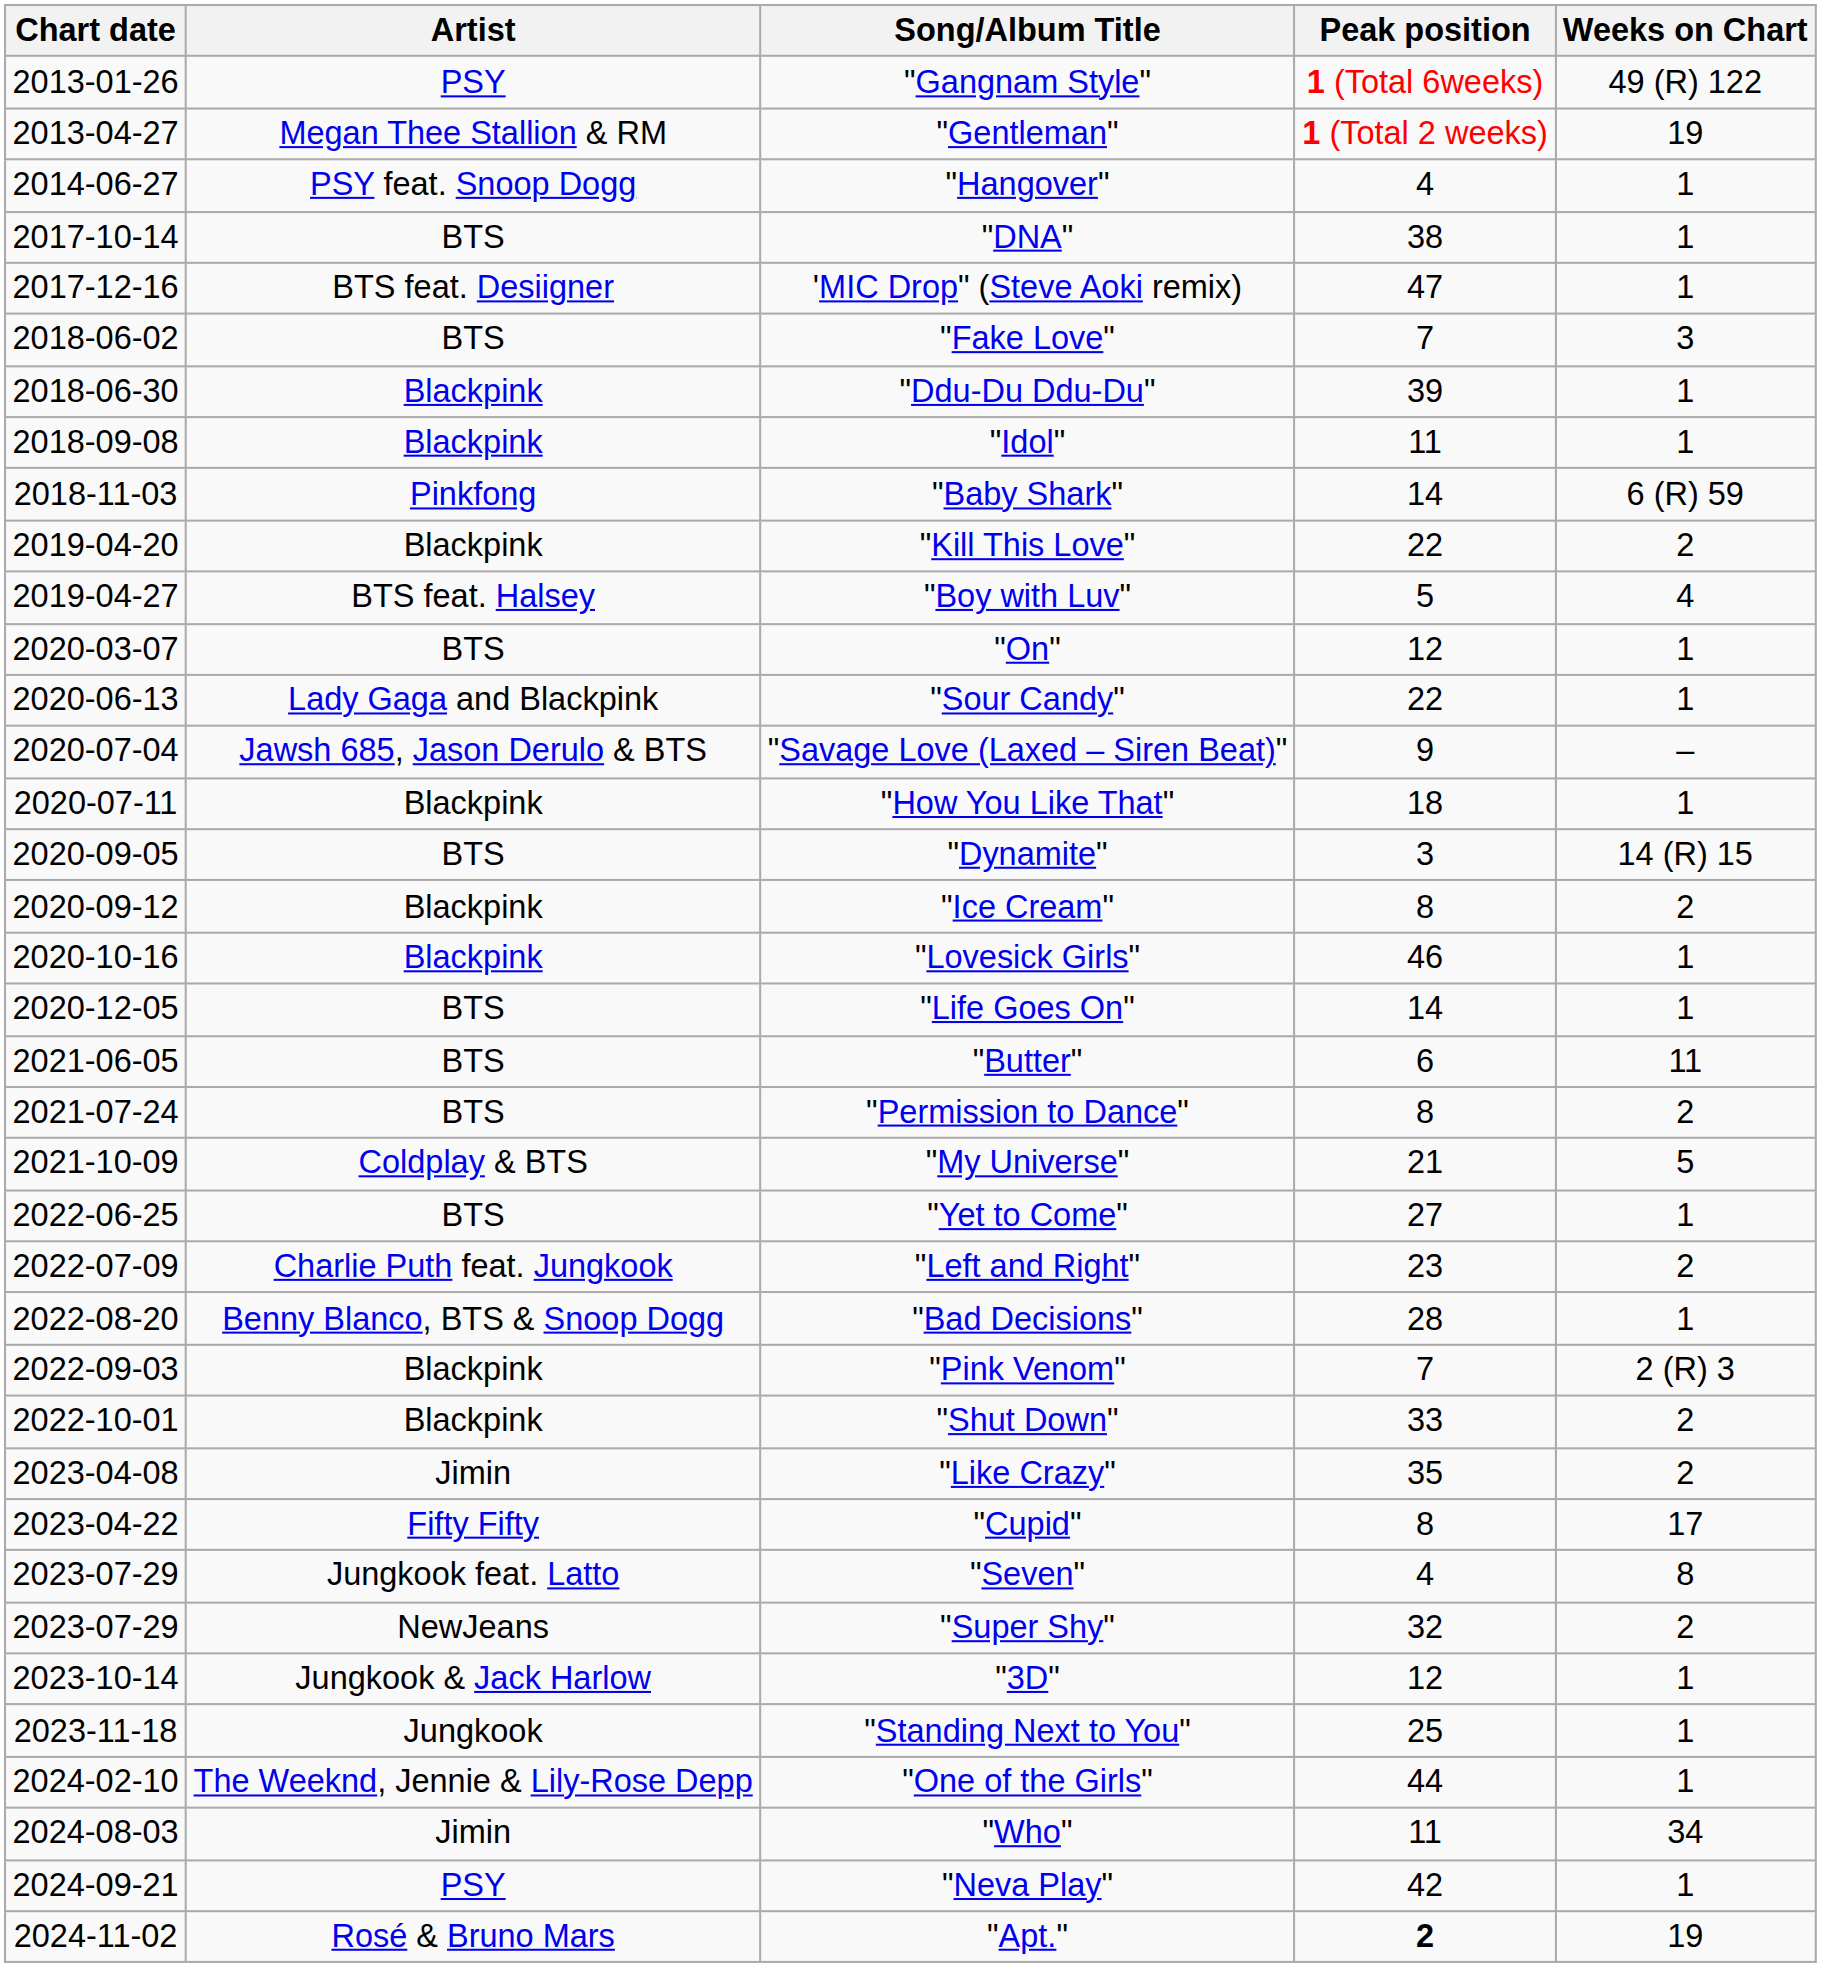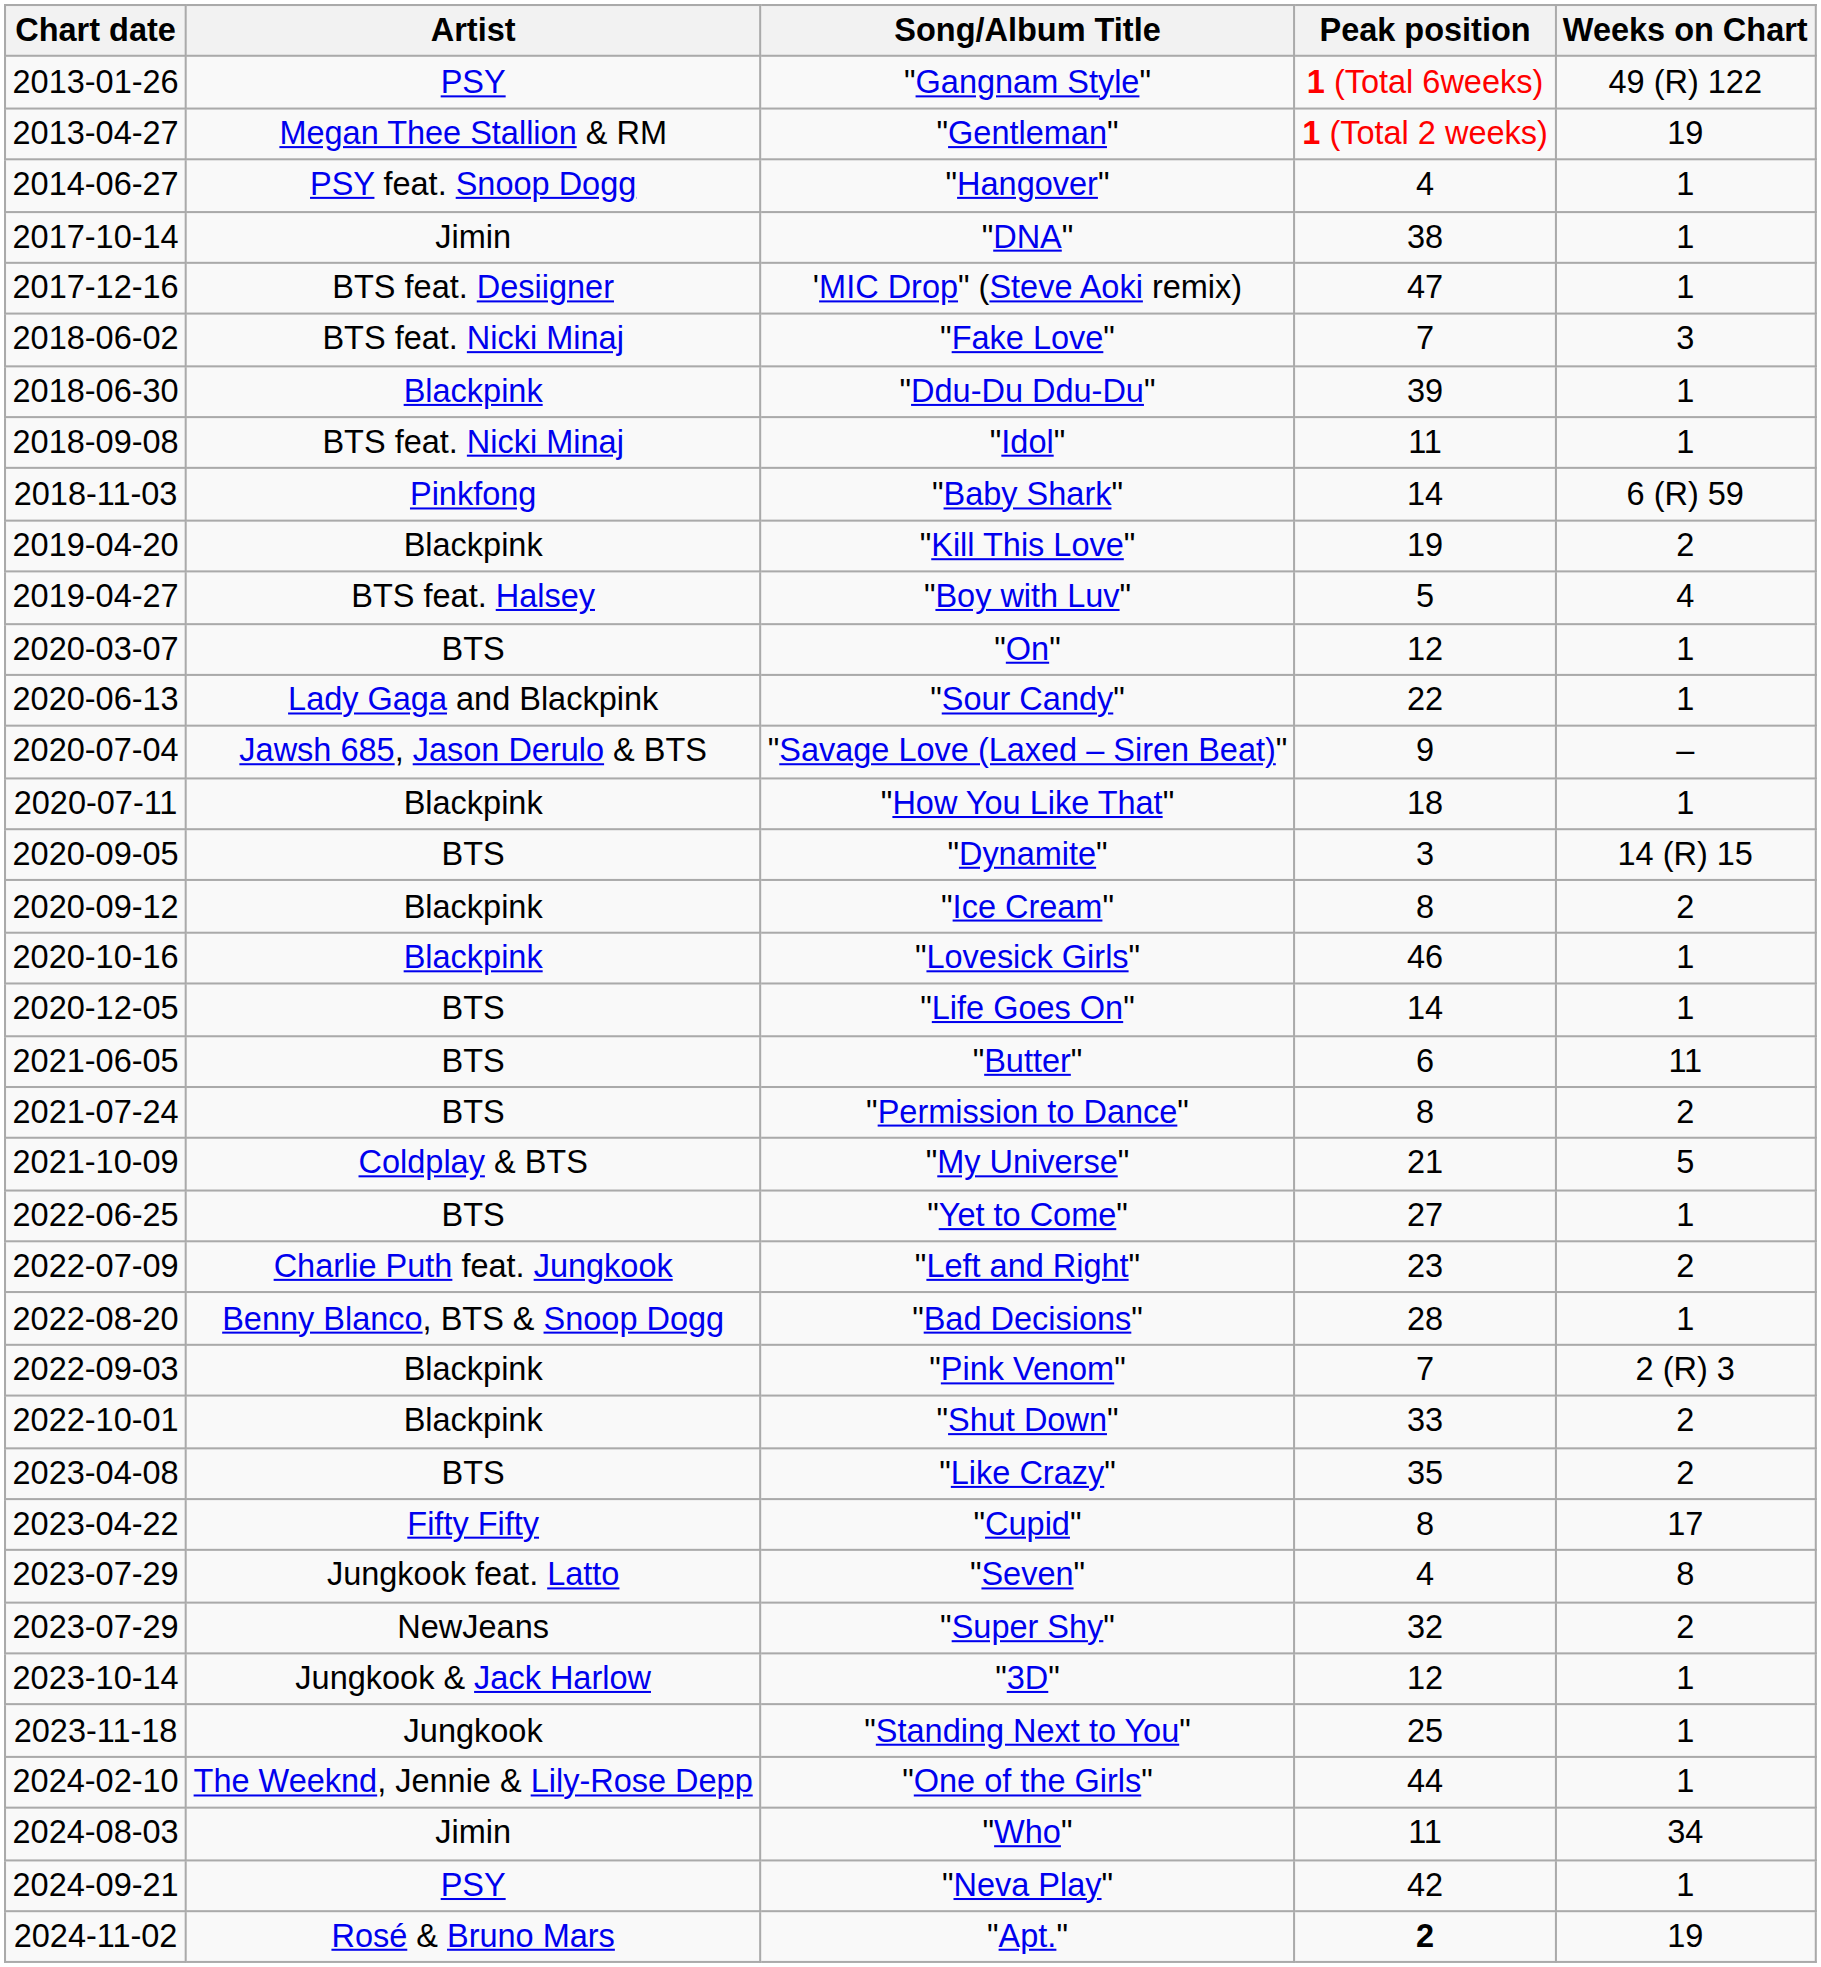(473, 236) BTS -> (473, 236) Jimin
(473, 339) BTS -> (473, 339) BTS feat. Nicki Minaj
(473, 442) Blackpink -> (473, 442) BTS feat. Nicki Minaj
(1425, 545) 22 -> (1425, 545) 19
(473, 1472) Jimin -> (473, 1472) BTS
